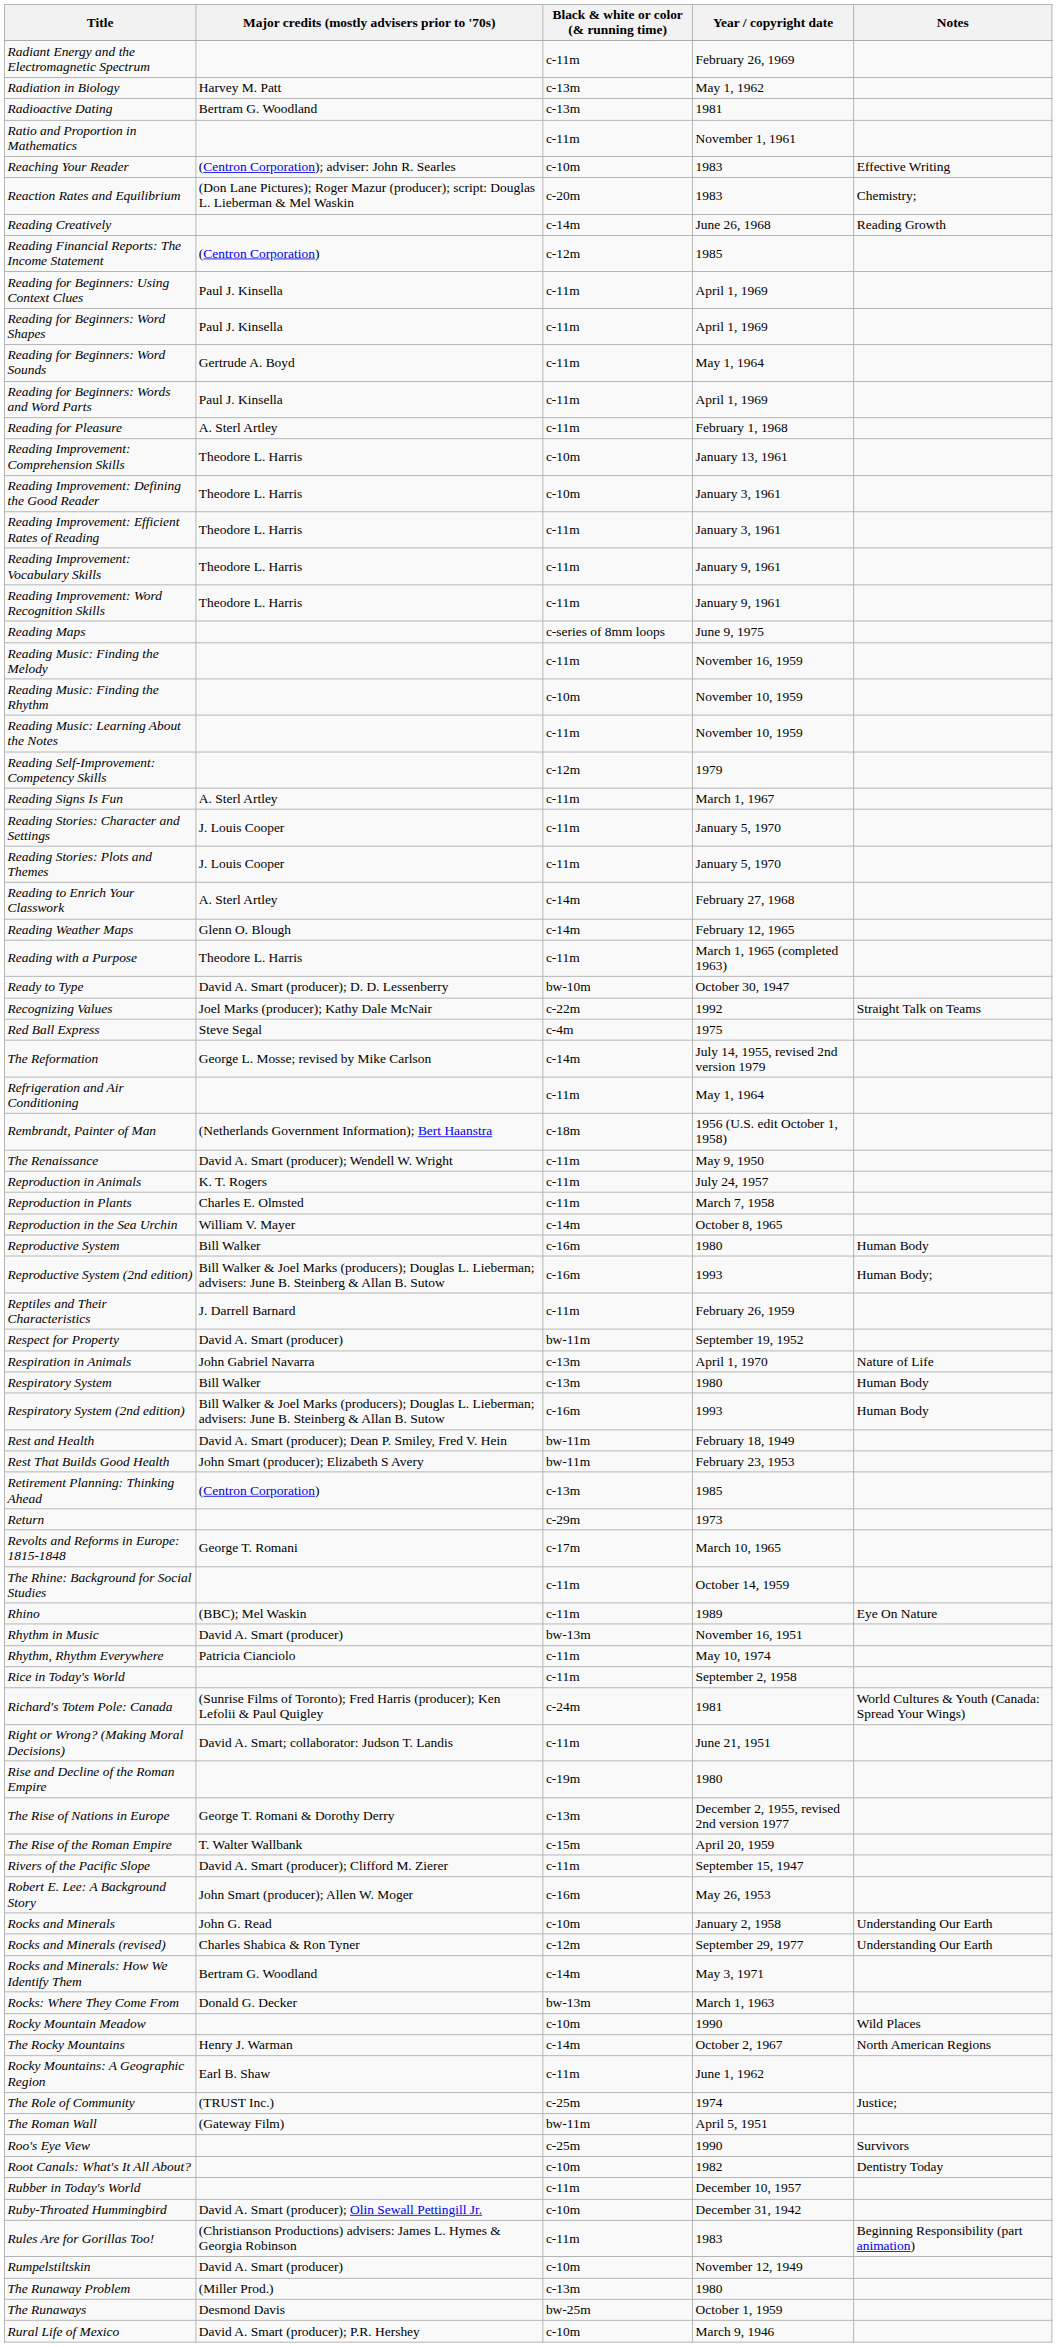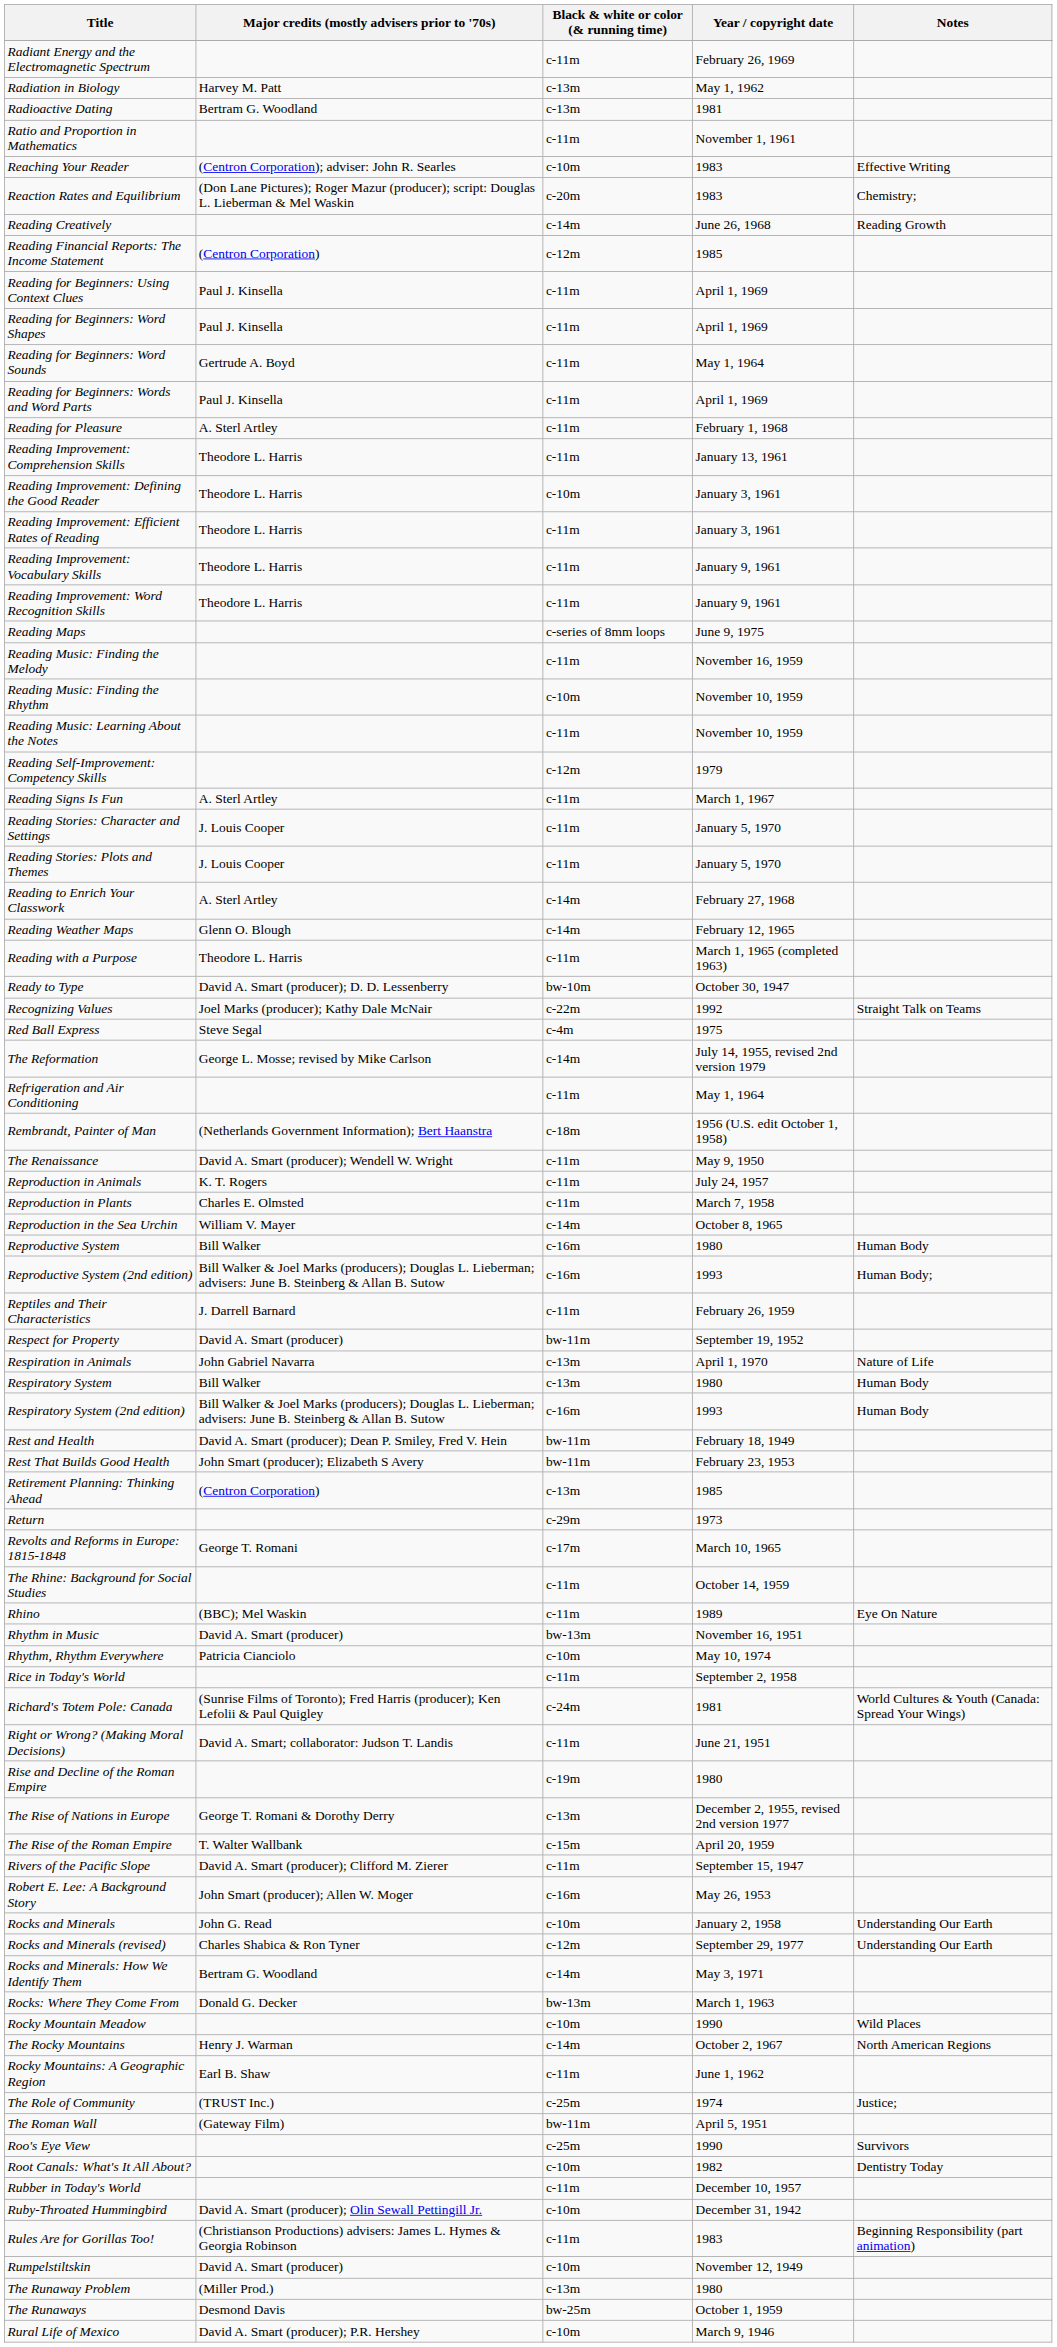(563, 457) c-10m -> (563, 457) c-11m
(563, 1656) c-11m -> (563, 1656) c-10m
